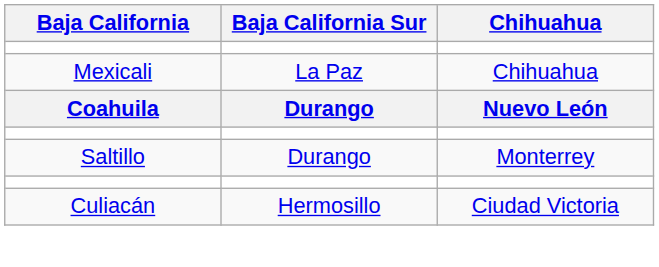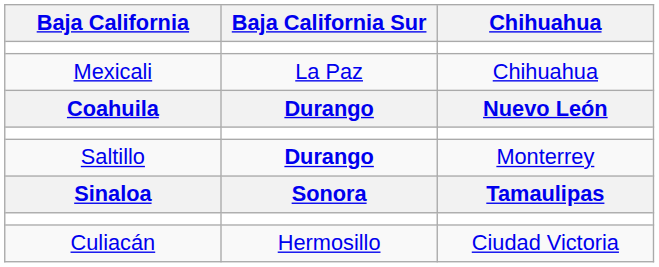(329, 157) normal -> (329, 157) bold
+ row: (113, 194)
